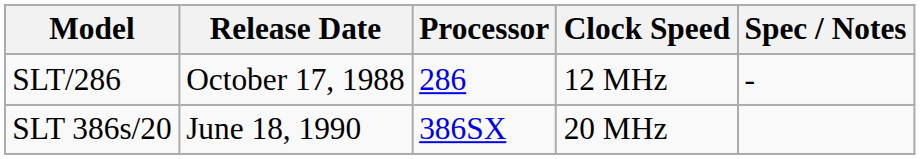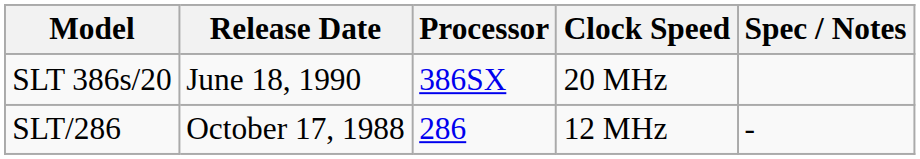rows swapped: (67, 79) <-> (92, 128)
